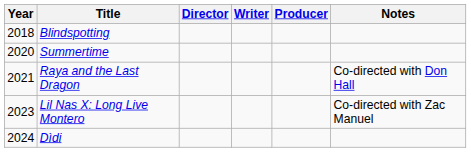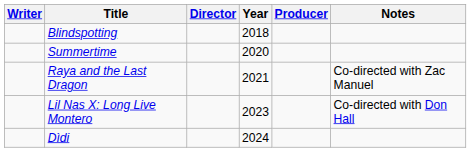columns swapped: (21, 14) <-> (252, 14)
(390, 78) Co-directed with Don Hall -> (389, 78) Co-directed with Zac Manuel
(389, 111) Co-directed with Zac Manuel -> (390, 111) Co-directed with Don Hall
